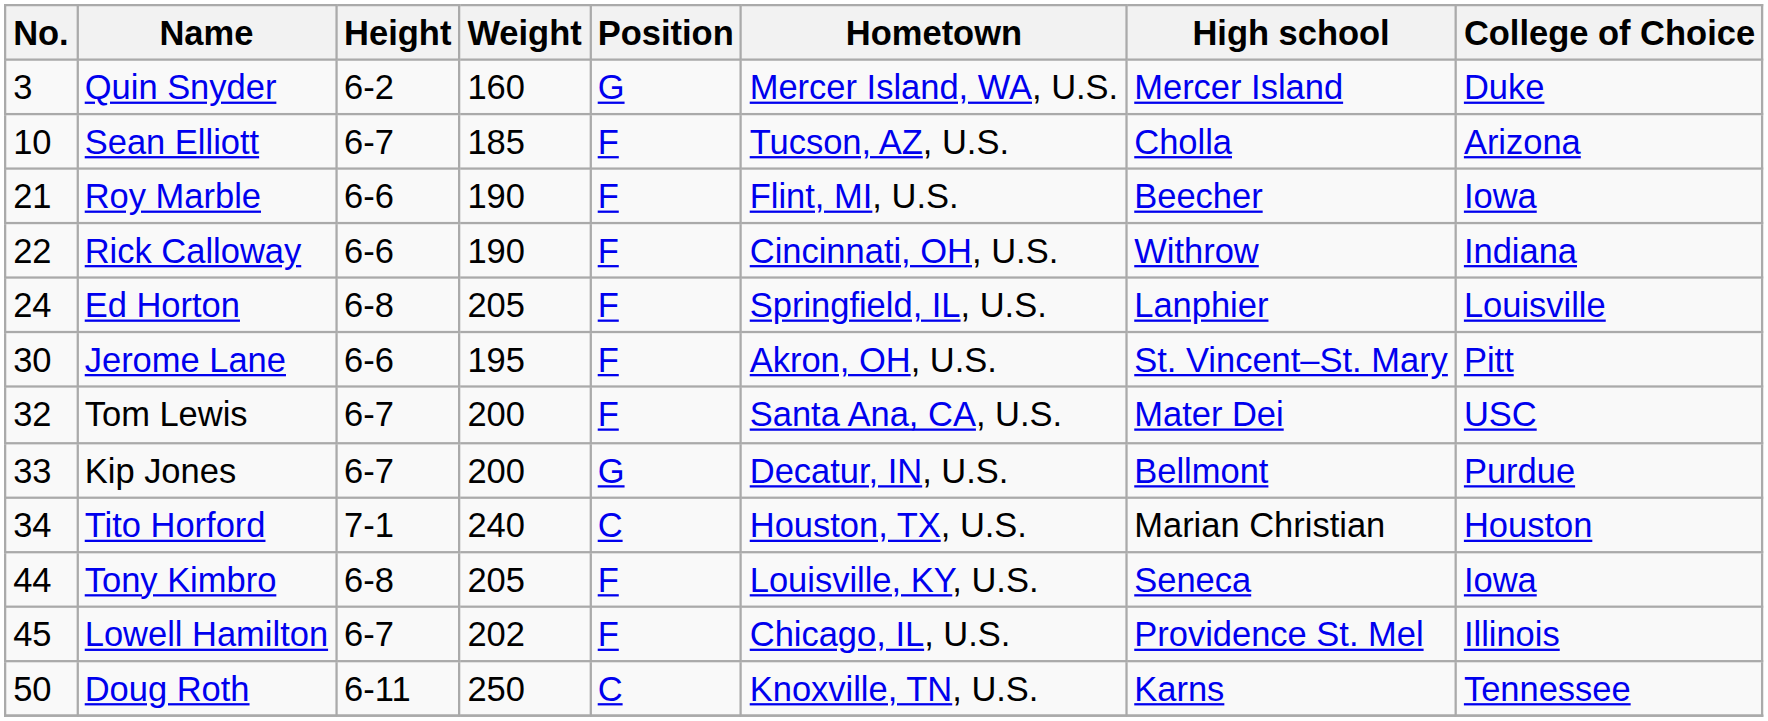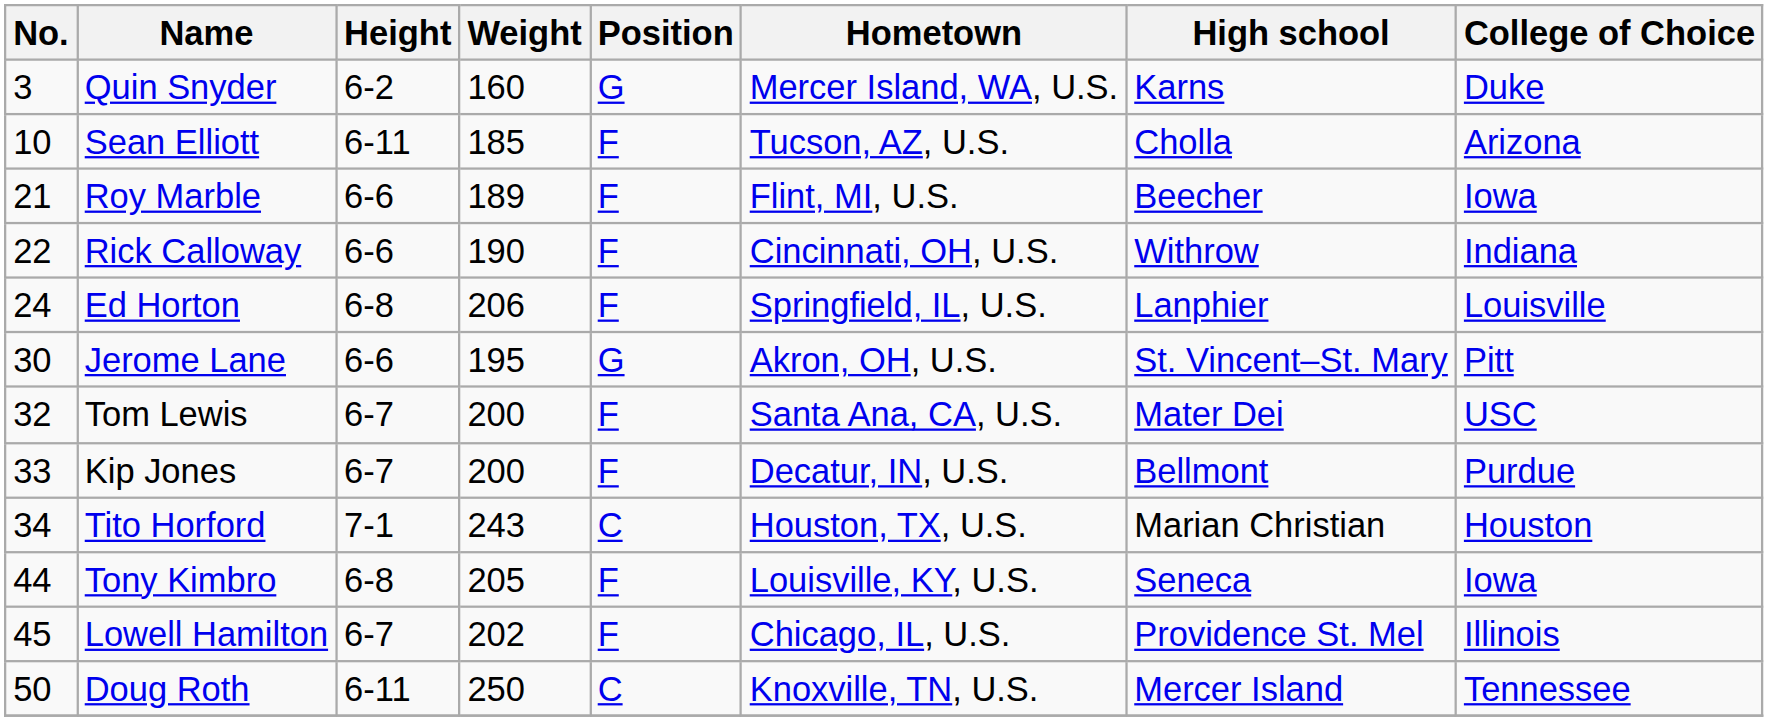(1239, 87) Mercer Island -> (1179, 87) Karns
(369, 142) 6-7 -> (377, 142) 6-11
(496, 196) 190 -> (496, 196) 189
(496, 306) 205 -> (496, 306) 206
(608, 360) F -> (611, 360) G
(611, 470) G -> (608, 470) F
(496, 524) 240 -> (496, 524) 243
(1179, 688) Karns -> (1239, 688) Mercer Island
